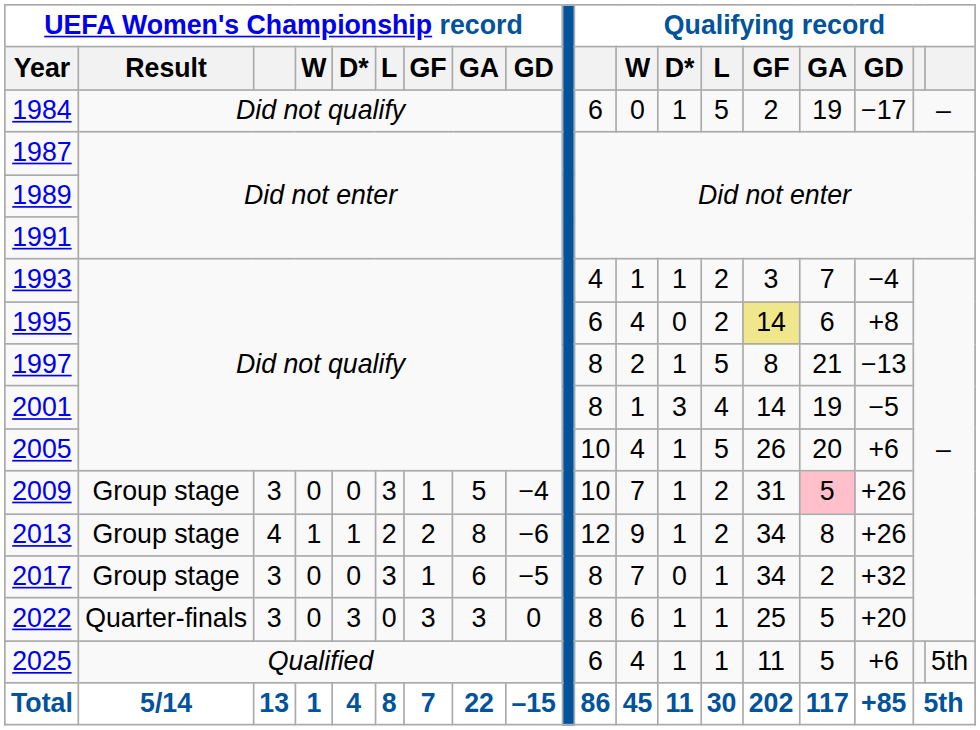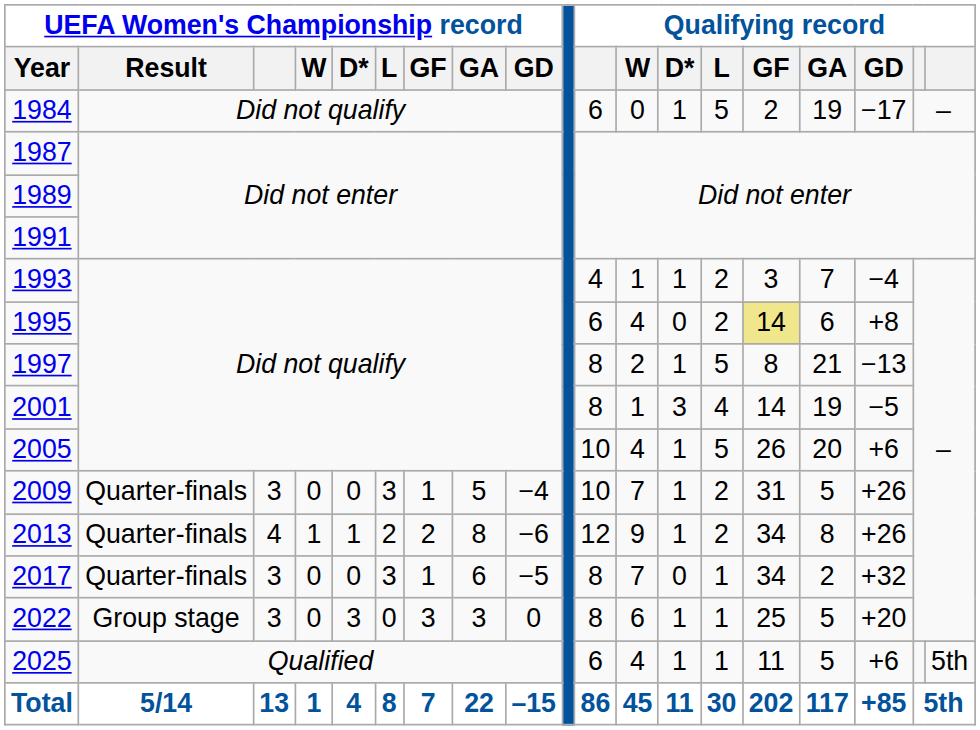(166, 491) Group stage -> (166, 491) Quarter-finals
(827, 491) pink background -> (827, 491) no background
(166, 534) Group stage -> (166, 534) Quarter-finals
(166, 576) Group stage -> (166, 576) Quarter-finals
(166, 618) Quarter-finals -> (166, 618) Group stage
